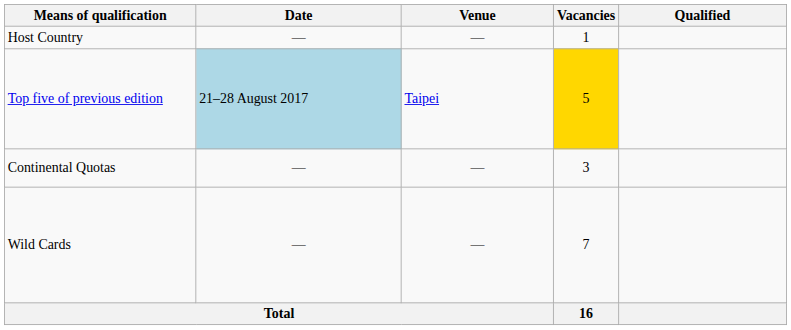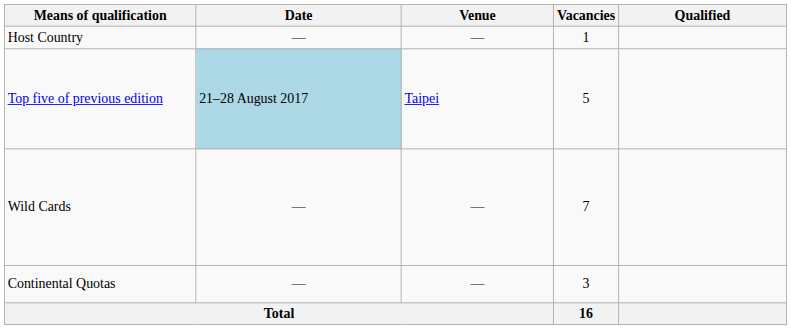(586, 98) gold background -> (586, 98) no background
rows swapped: (62, 167) <-> (39, 244)
